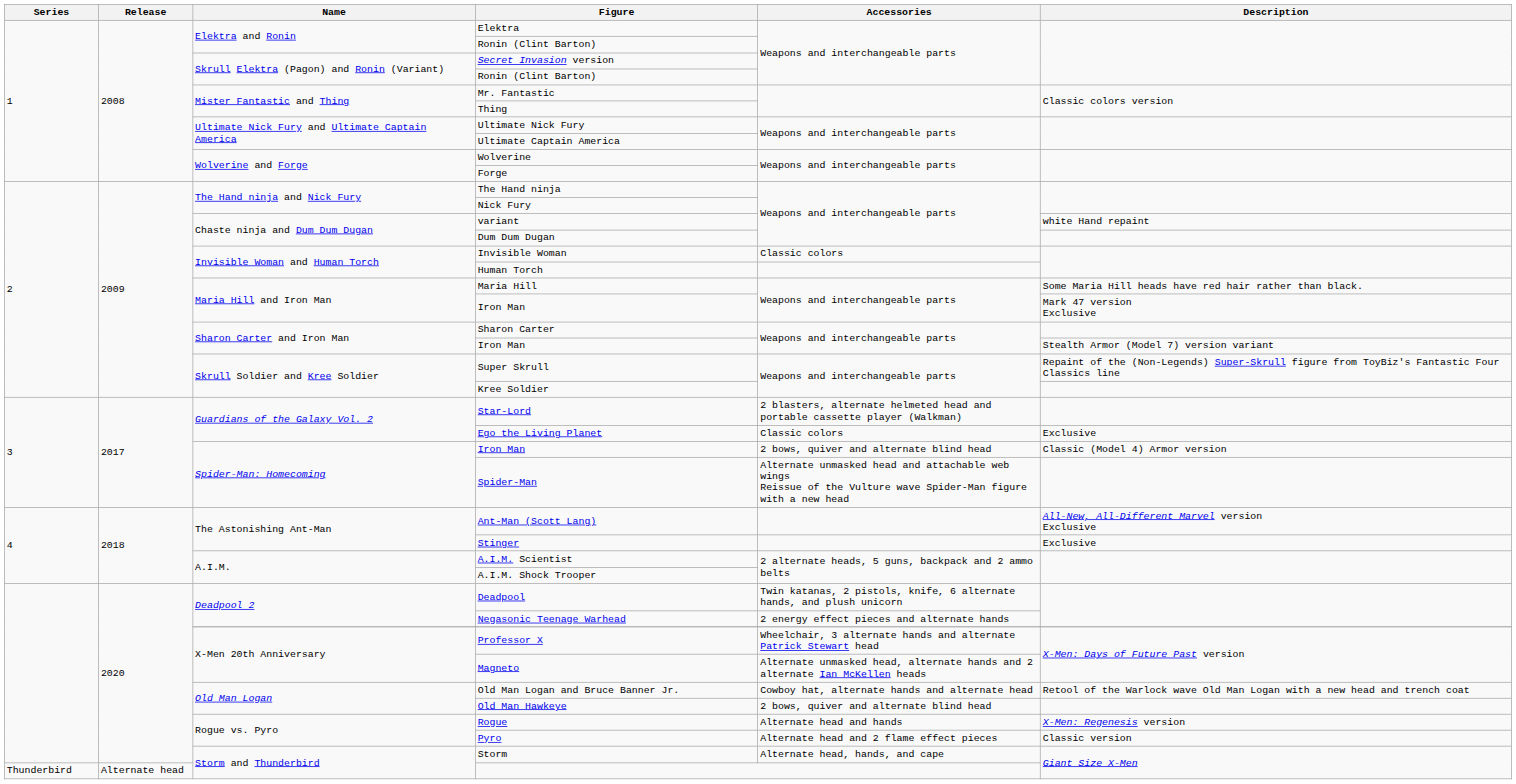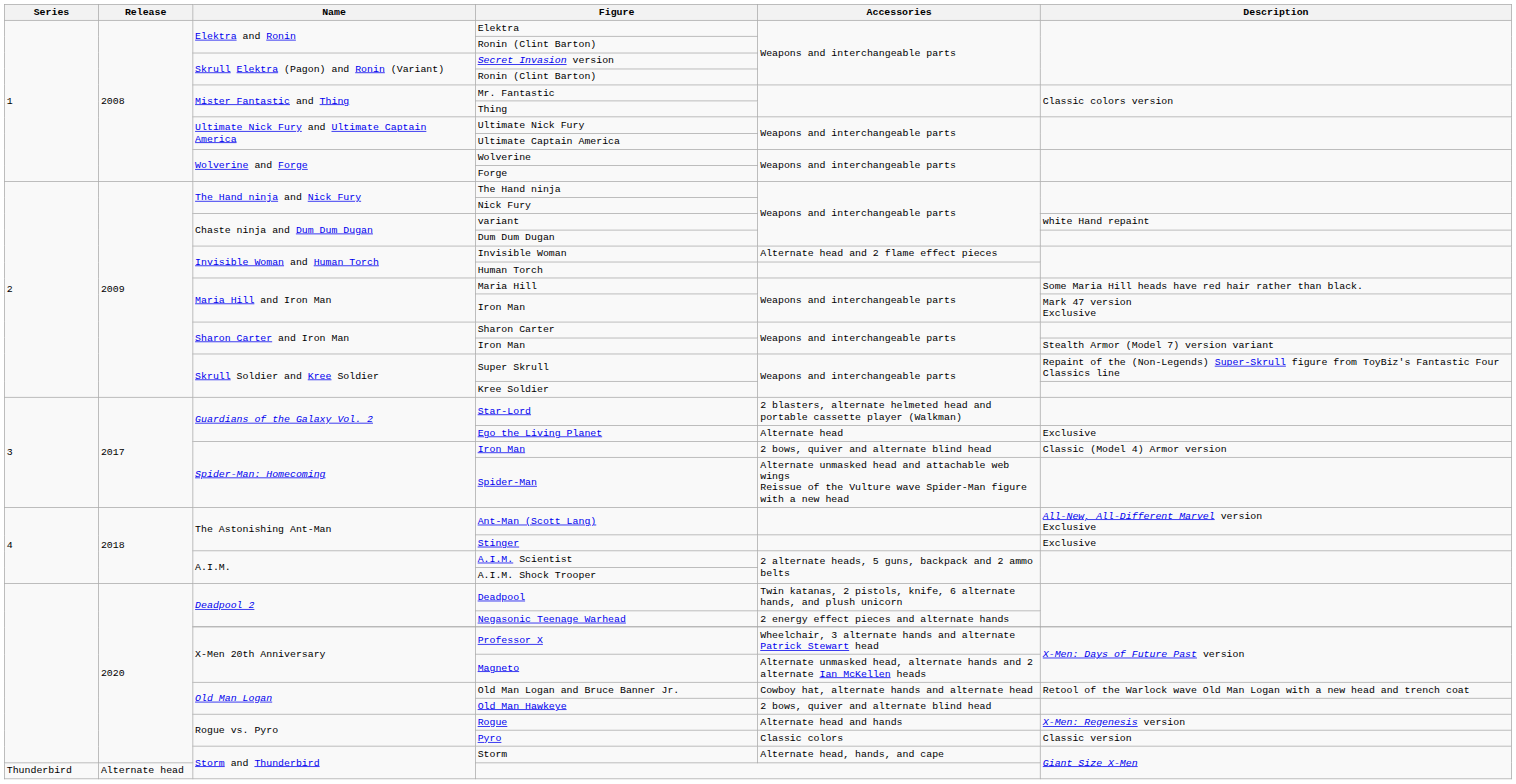(802, 254) Classic colors -> (879, 254) Alternate head and 2 flame effect pieces
(802, 433) Classic colors -> (802, 433) Alternate head
(879, 738) Alternate head and 2 flame effect pieces -> (802, 738) Classic colors
